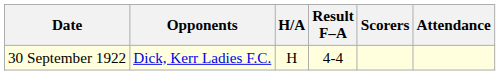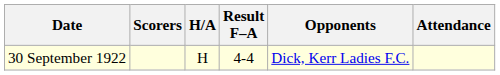columns swapped: (202, 25) <-> (385, 25)
